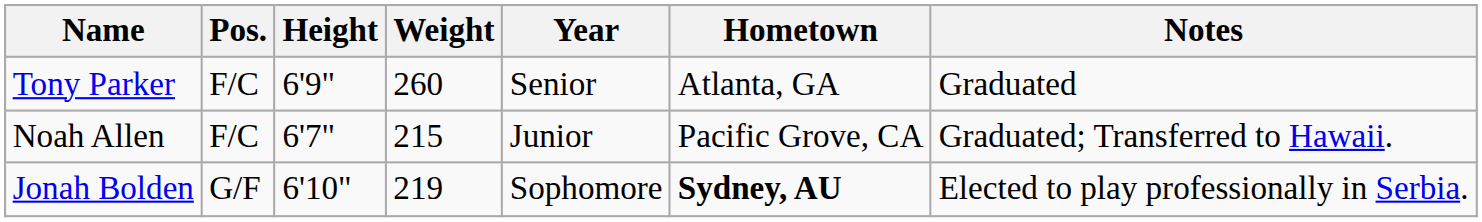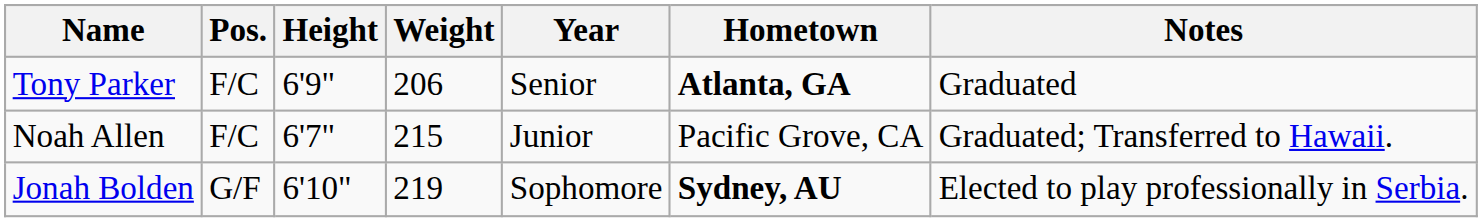(418, 83) 260 -> (418, 83) 206
(759, 83) normal -> (764, 83) bold
